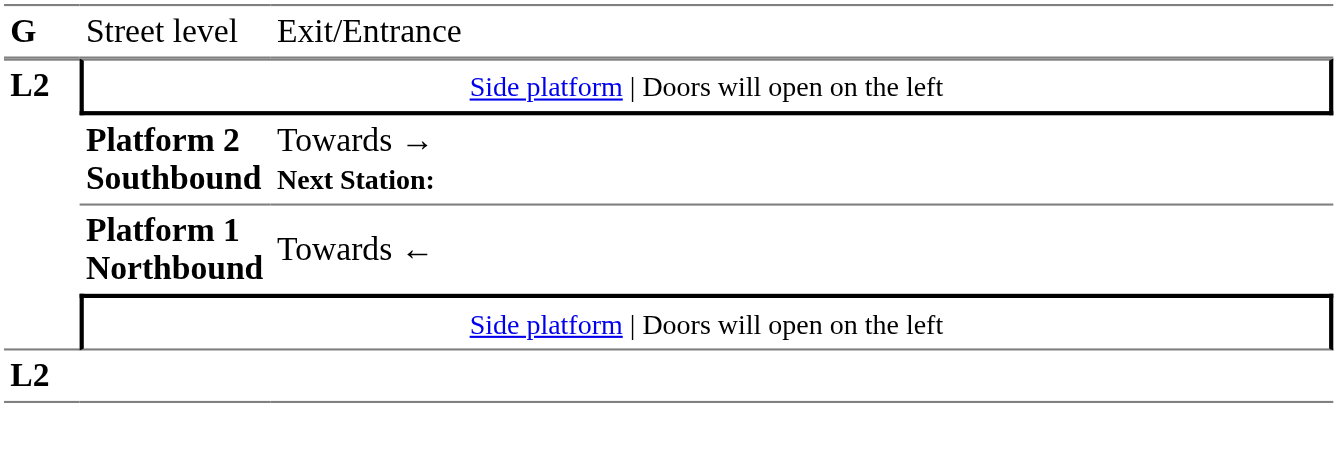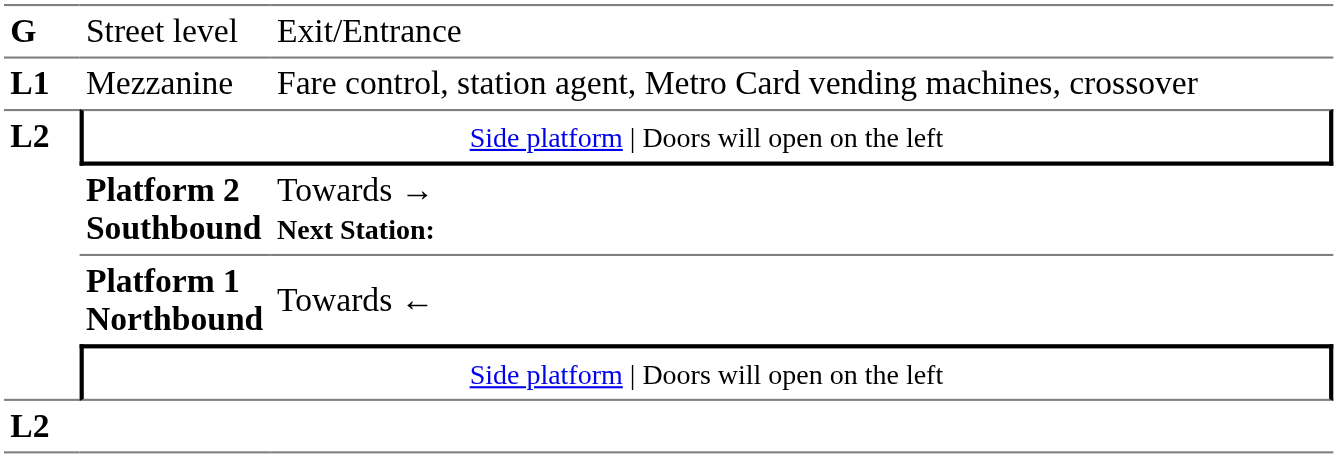+ row: (160, 83)
